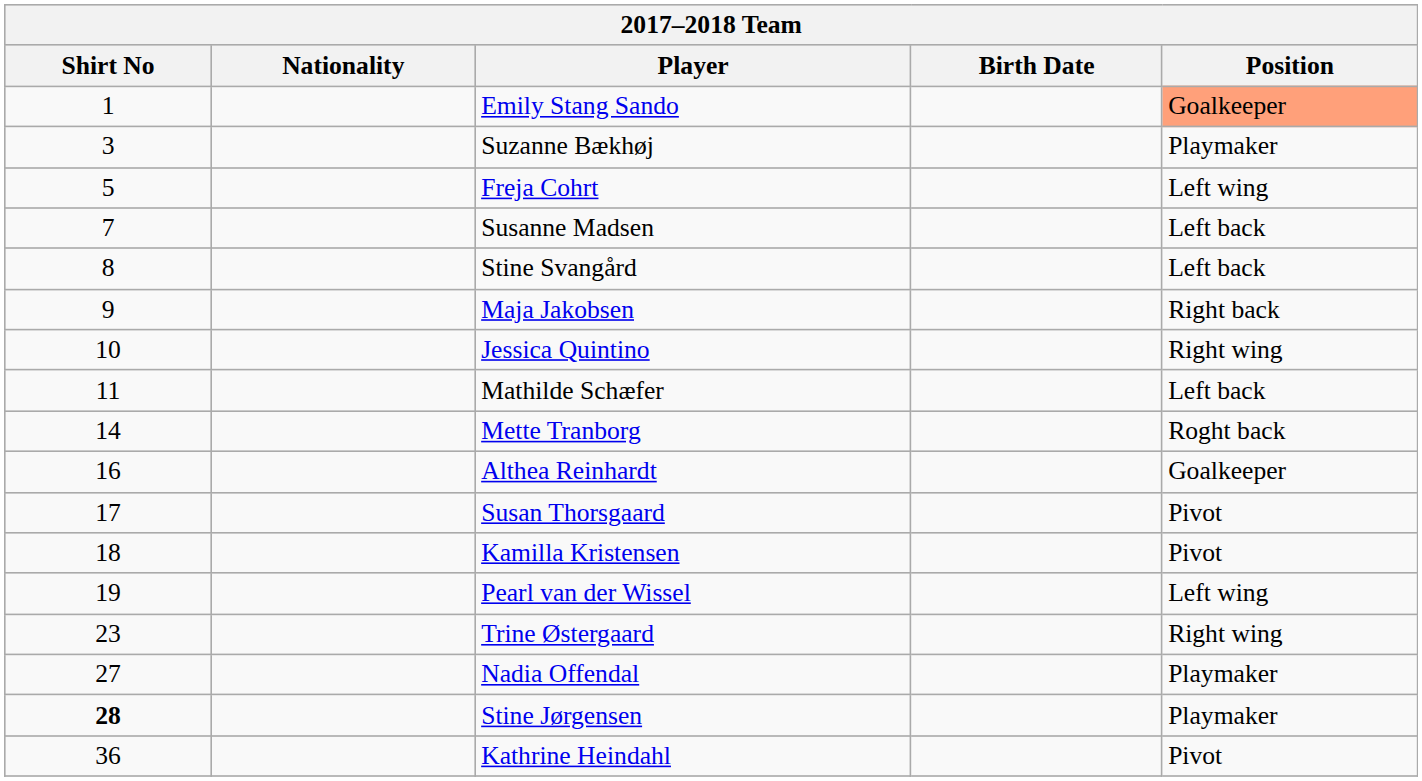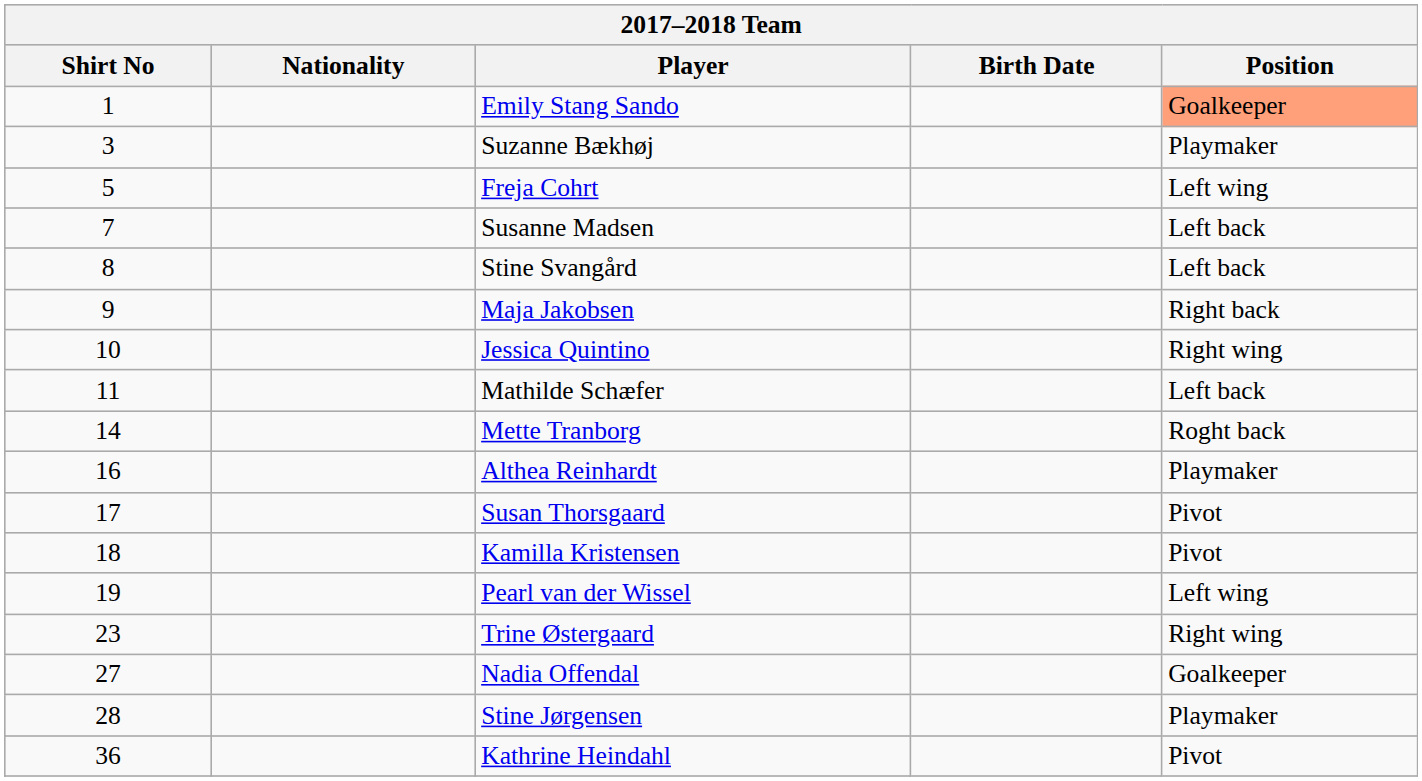(1227, 471) Goalkeeper -> (1223, 471) Playmaker
(1223, 674) Playmaker -> (1227, 674) Goalkeeper
(108, 715) bold -> (108, 715) normal
